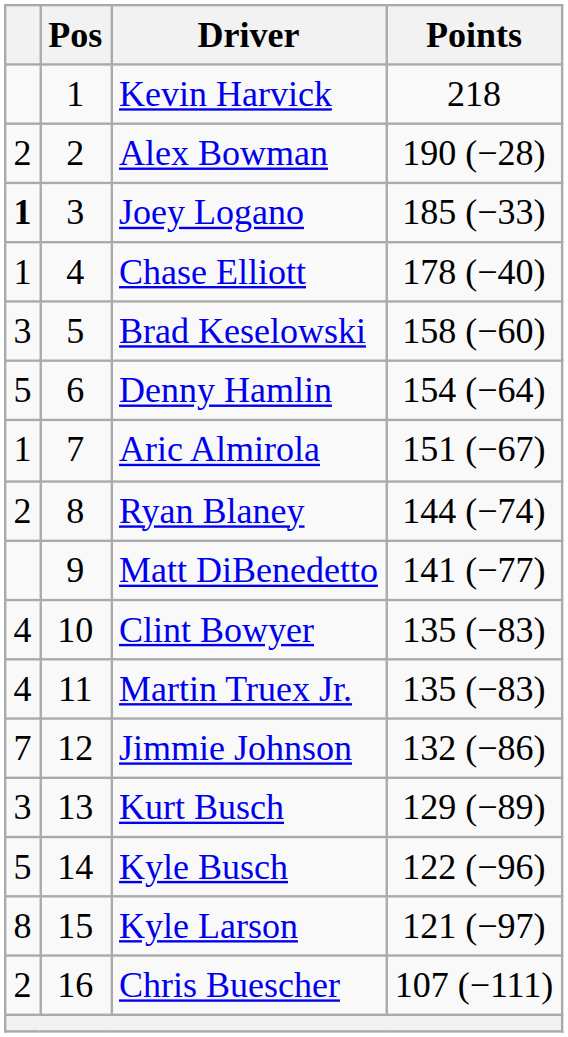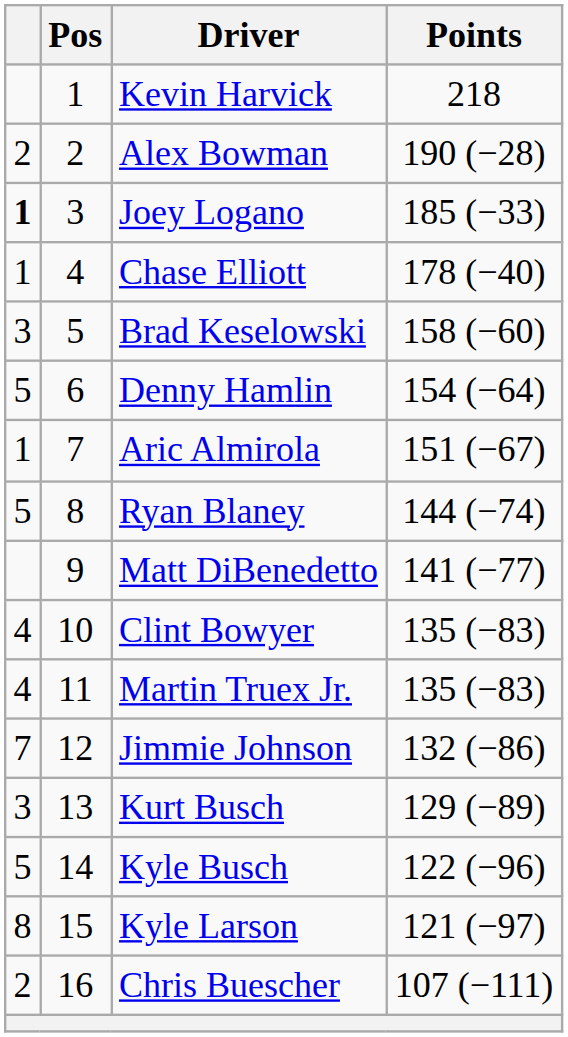(23, 509) 2 -> (23, 509) 5
